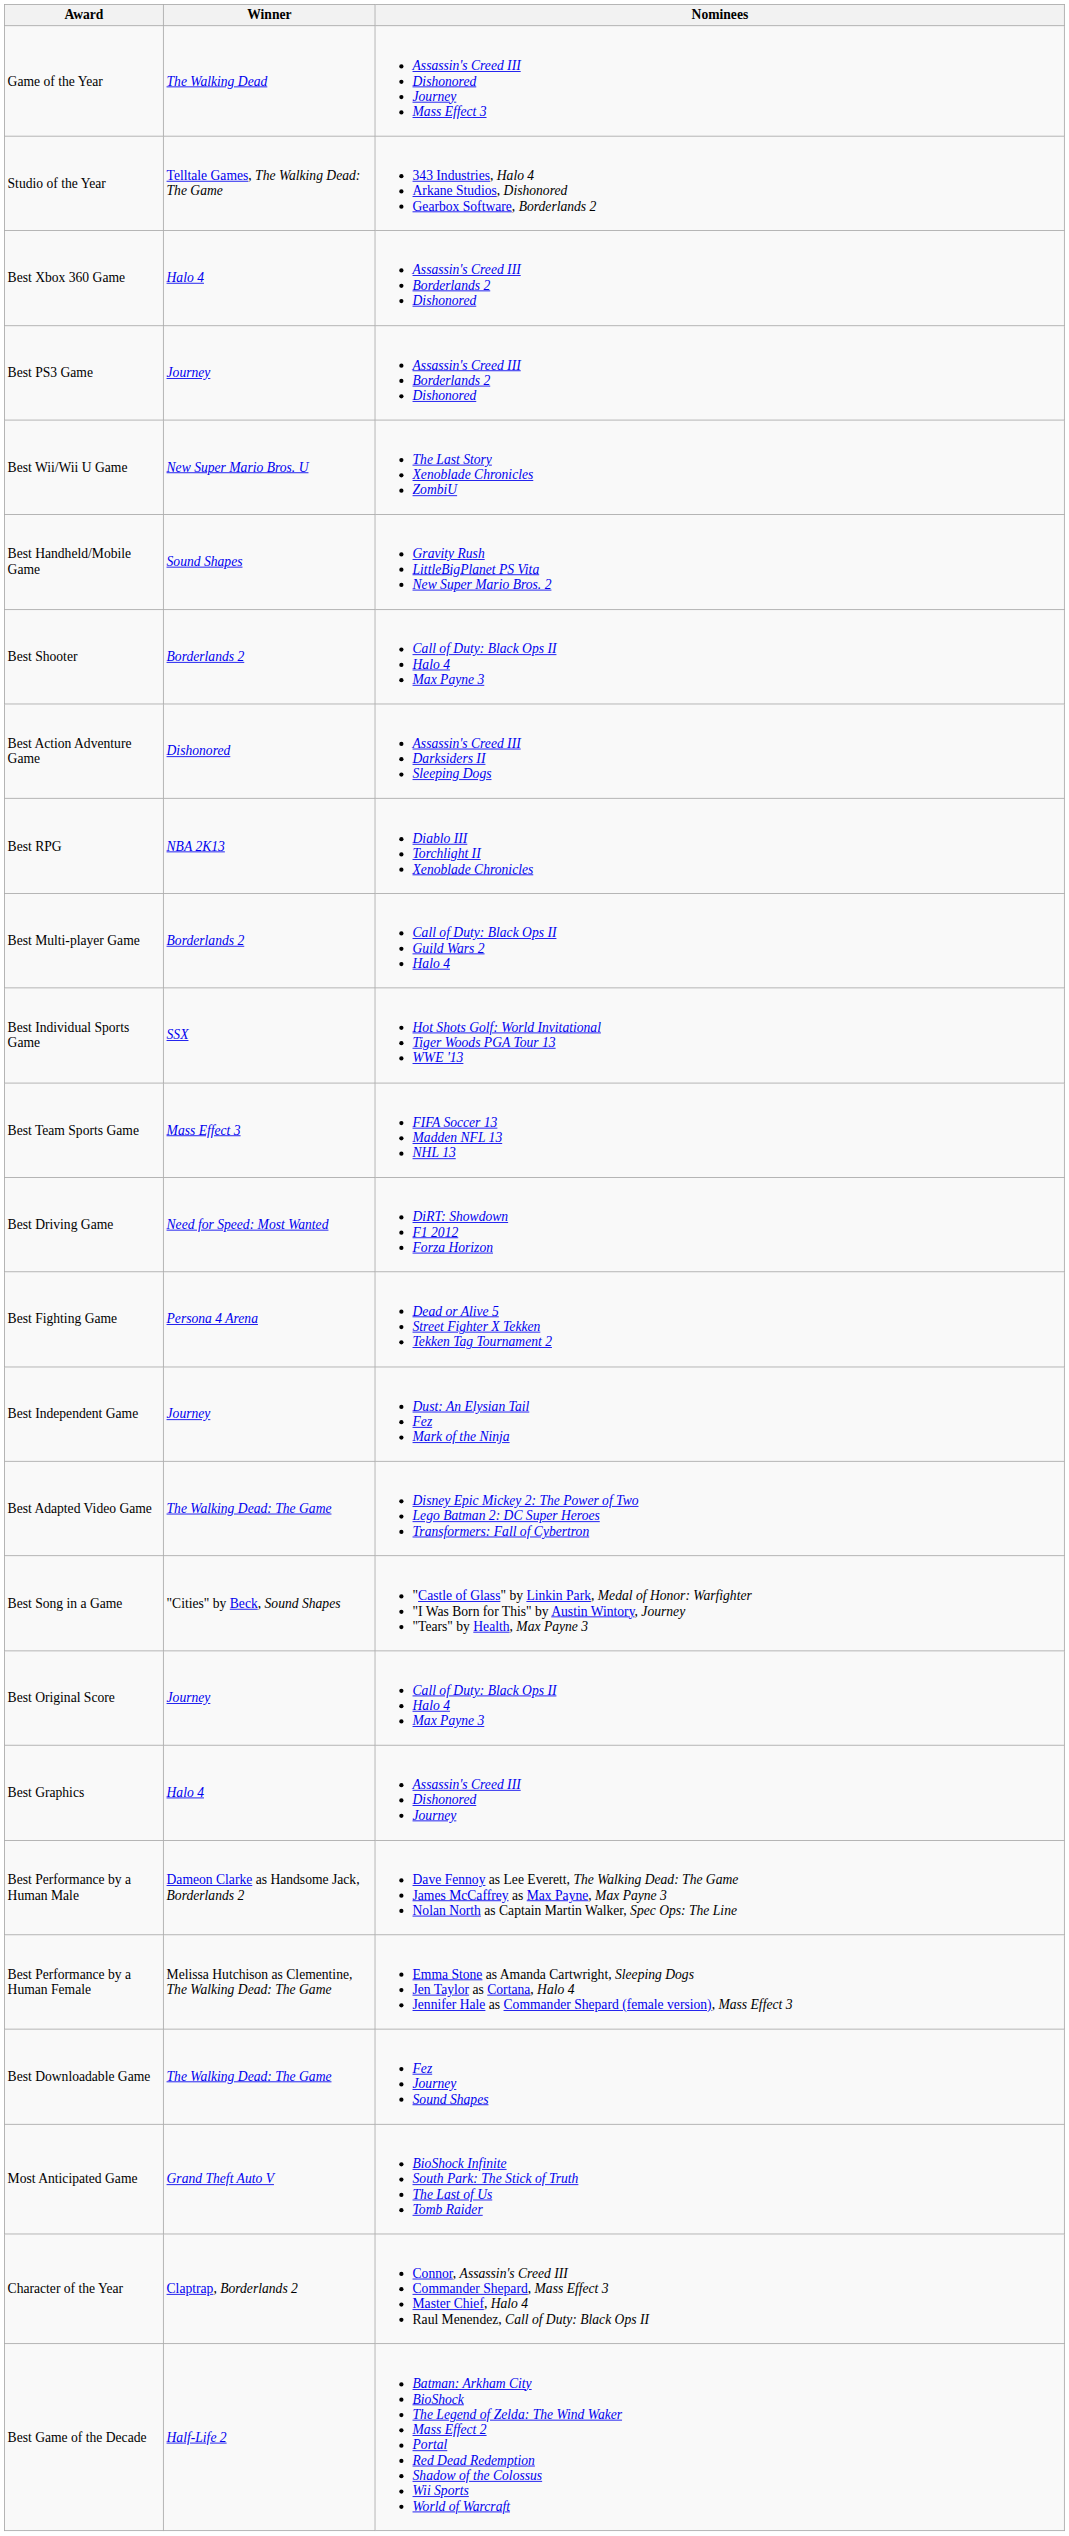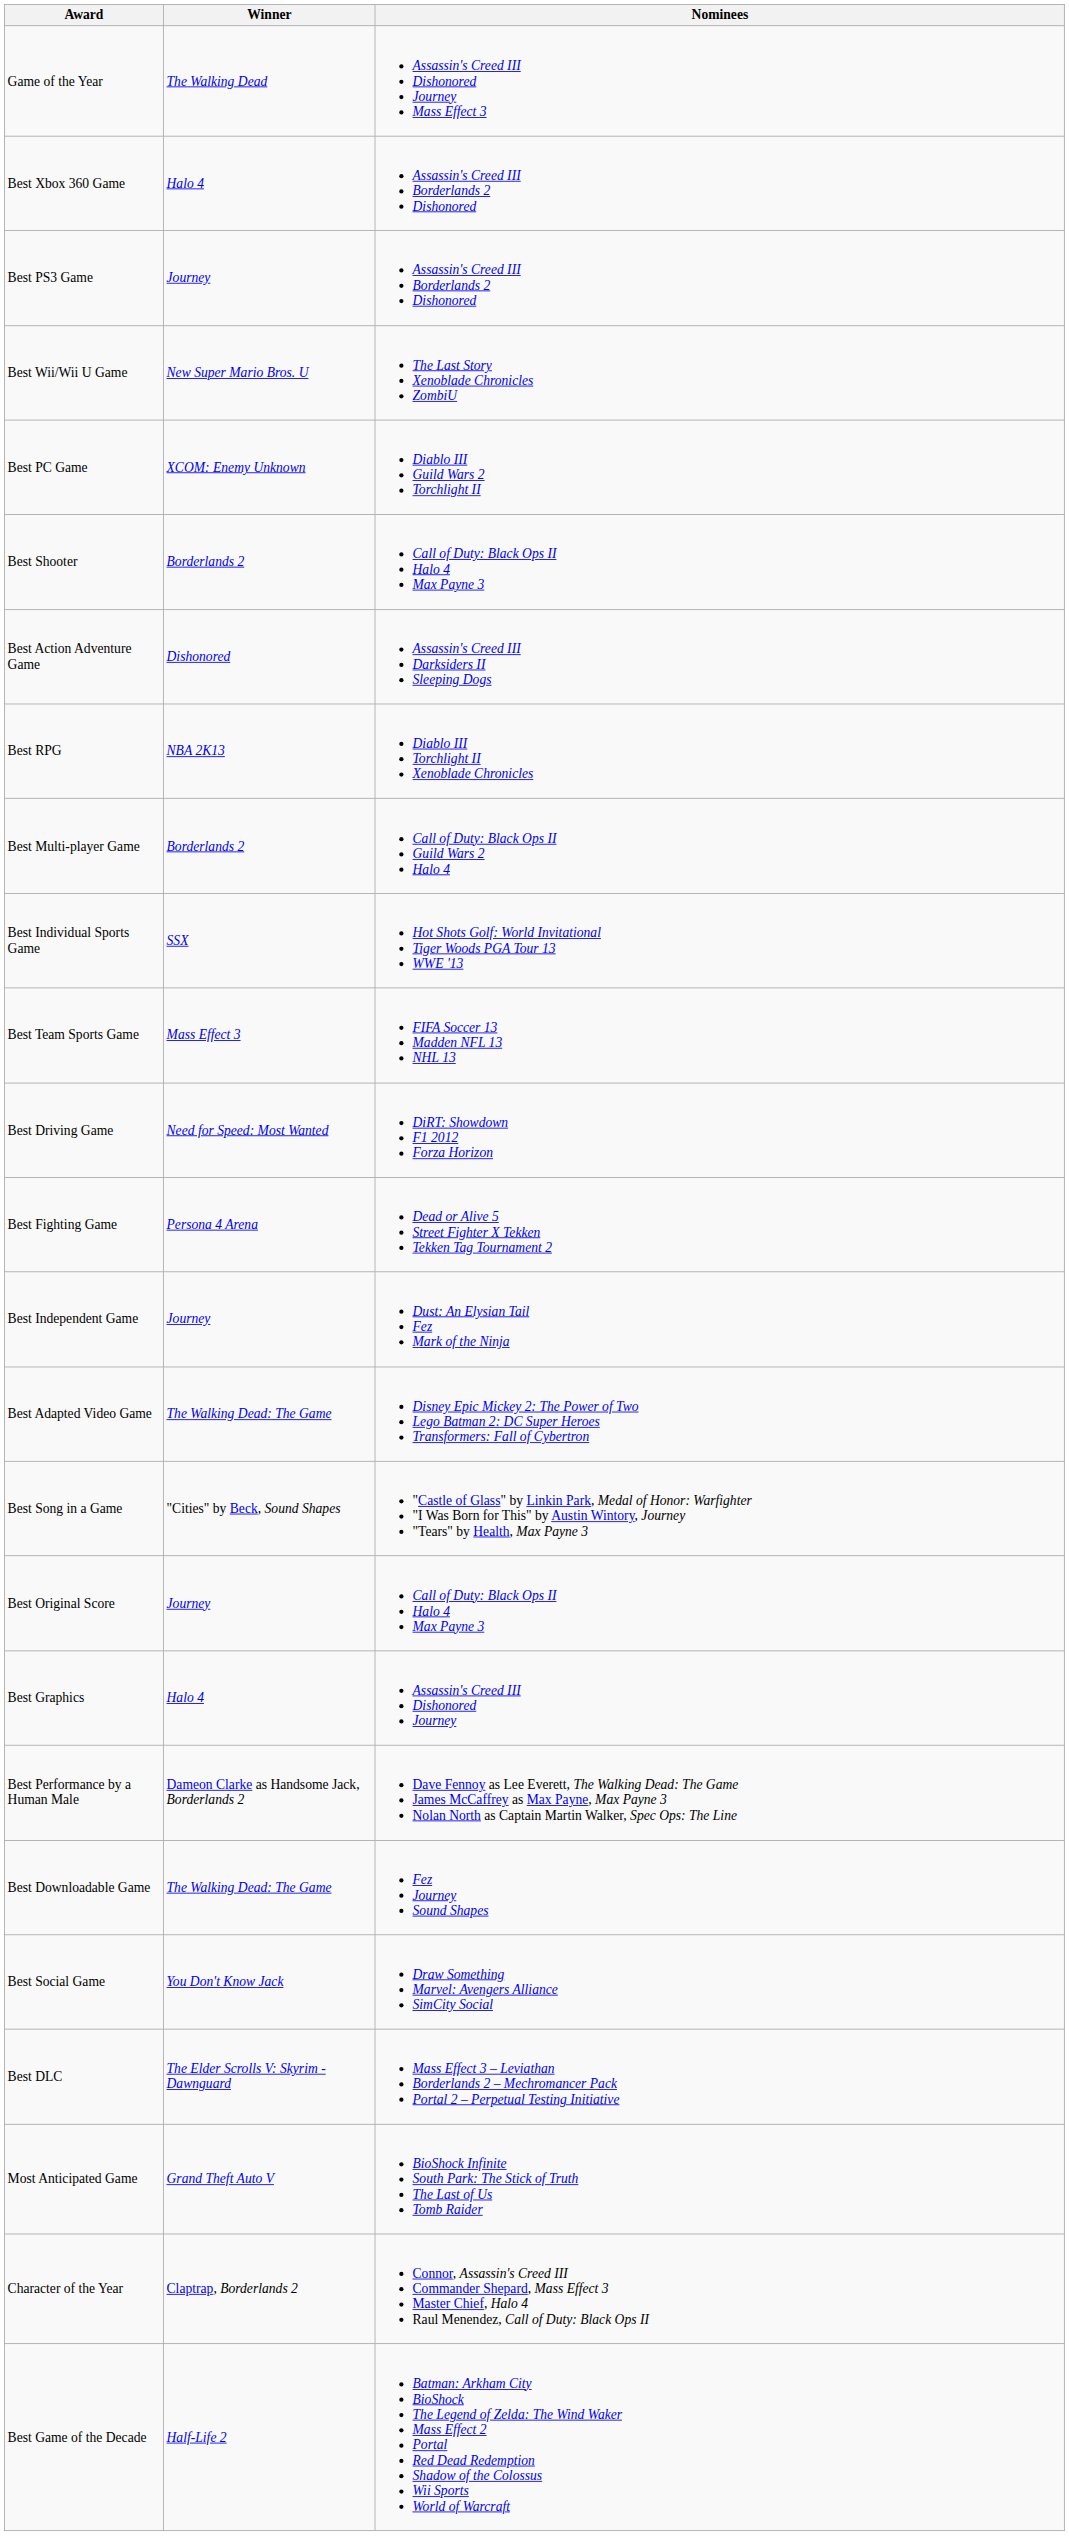- row: (57, 183)
+ row: (48, 467)
- row: (69, 562)
- row: (69, 1982)
+ row: (56, 1982)
+ row: (35, 2076)
